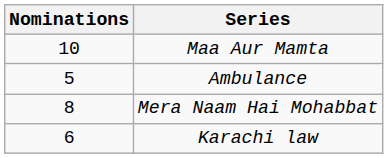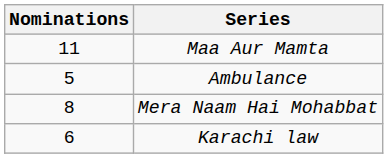(69, 49) 10 -> (69, 49) 11
